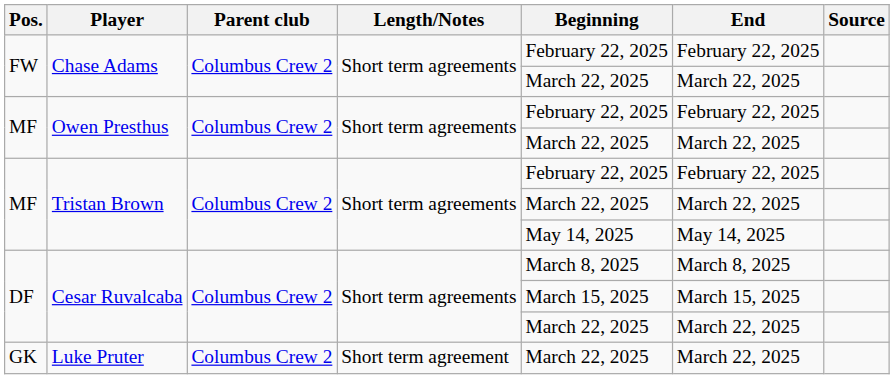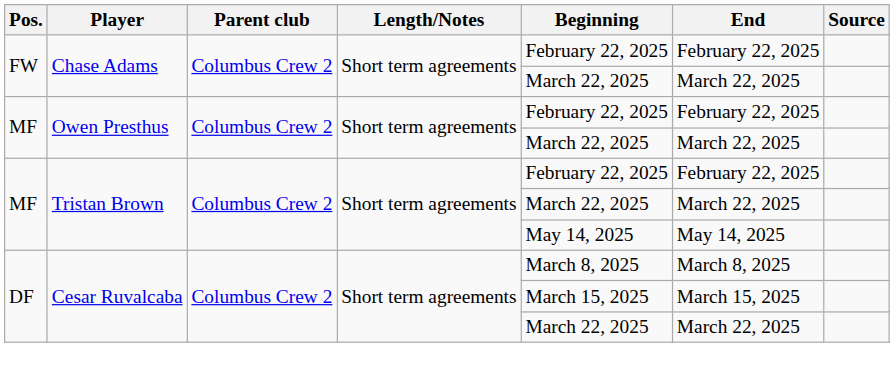- row: (23, 357)
